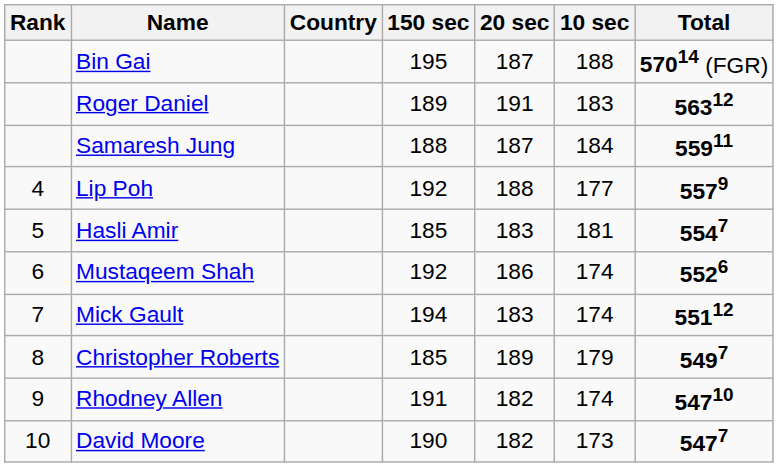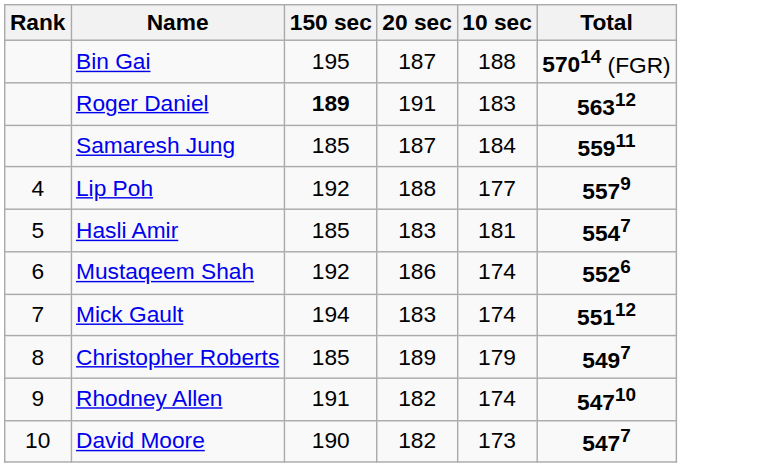- column: (333, 22)
(428, 103) normal -> (331, 103) bold
(428, 145) 188 -> (331, 145) 185
